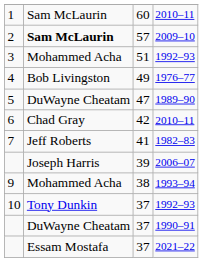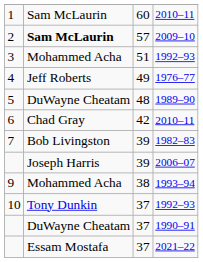(68, 78) Bob Livingston -> (59, 78) Jeff Roberts
(143, 99) 47 -> (143, 99) 48
(59, 141) Jeff Roberts -> (68, 141) Bob Livingston
(143, 141) 41 -> (143, 141) 39
